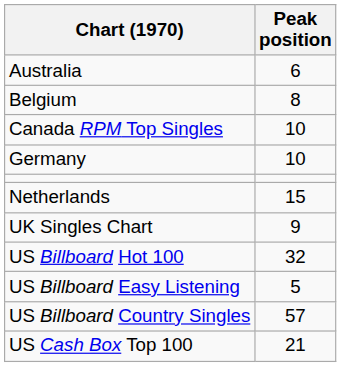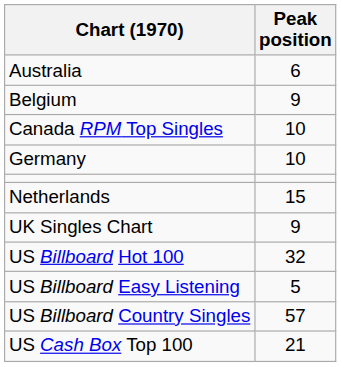(295, 99) 8 -> (295, 99) 9
